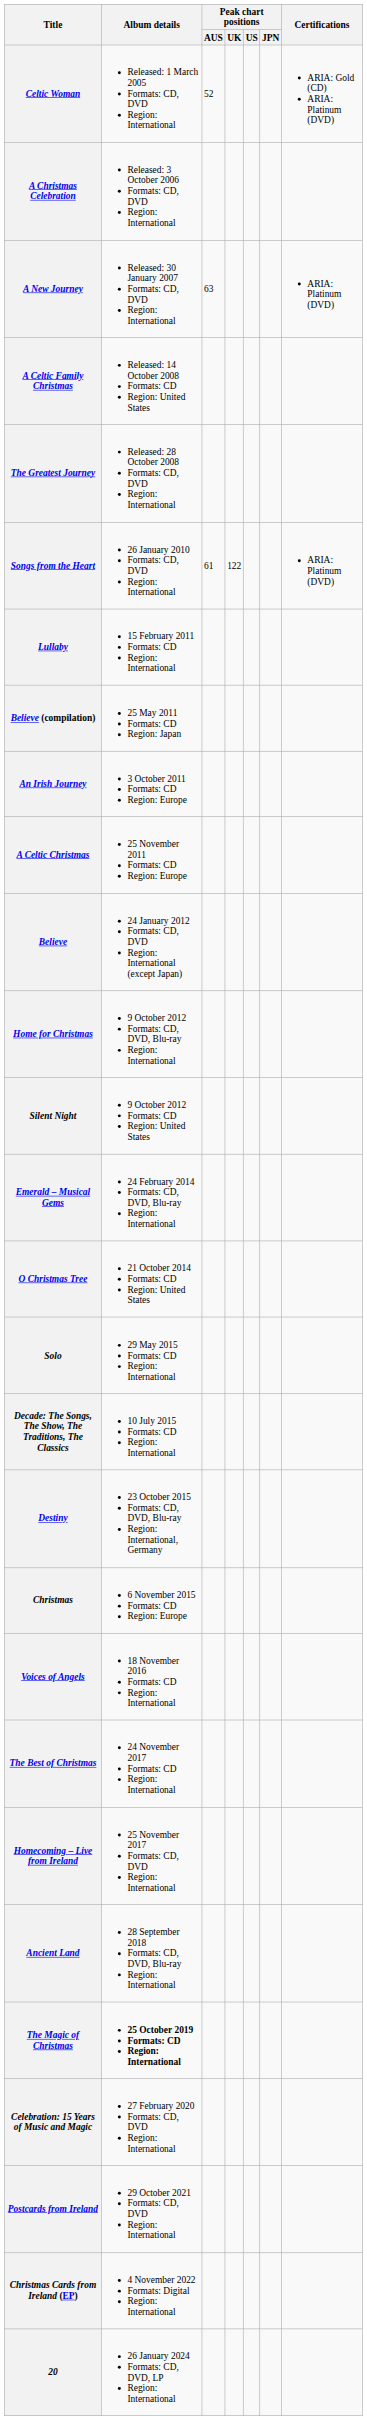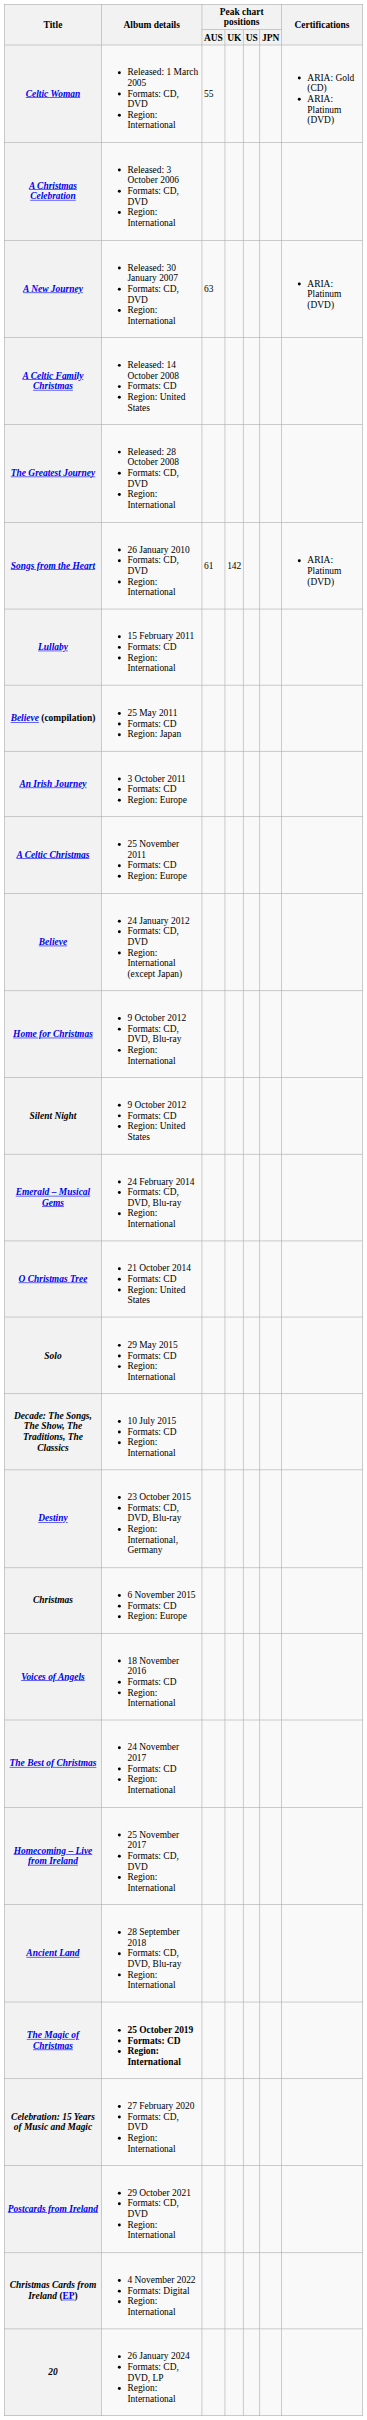(209, 93) 52 -> (209, 93) 55
(234, 565) 122 -> (234, 565) 142
